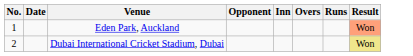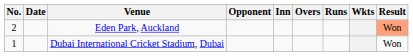+ column: (363, 12)
(14, 28) 1 -> (14, 28) 2
(14, 43) 2 -> (14, 43) 1
(365, 43) khaki background -> (392, 43) no background
